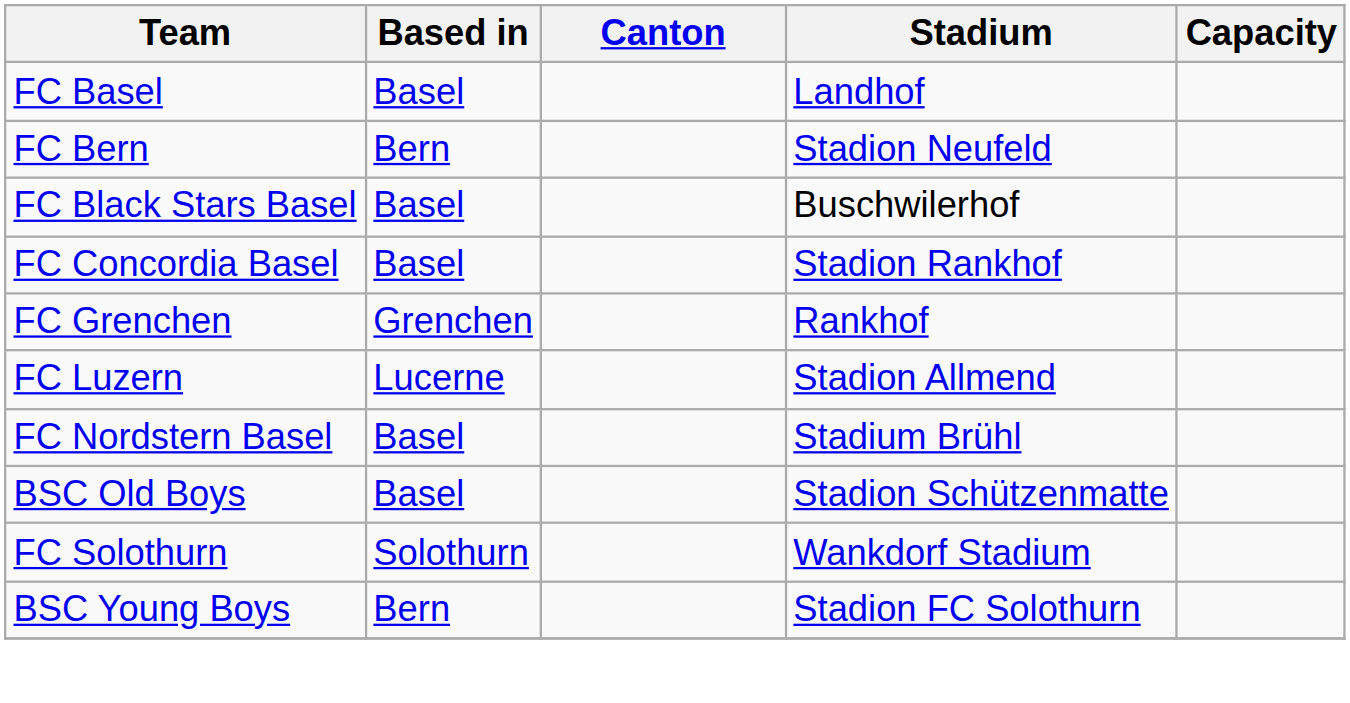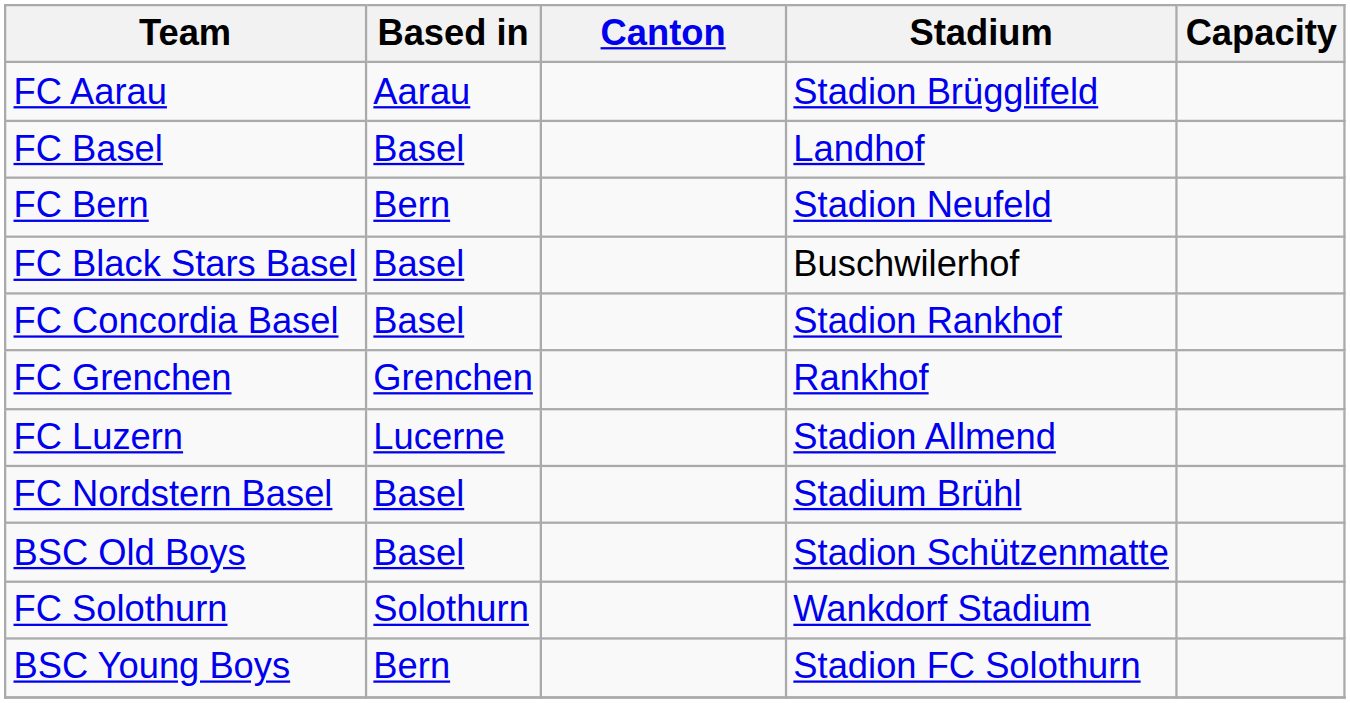+ row: (90, 90)
